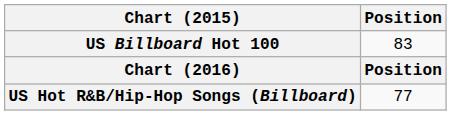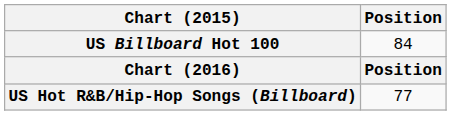(403, 44) 83 -> (403, 44) 84
